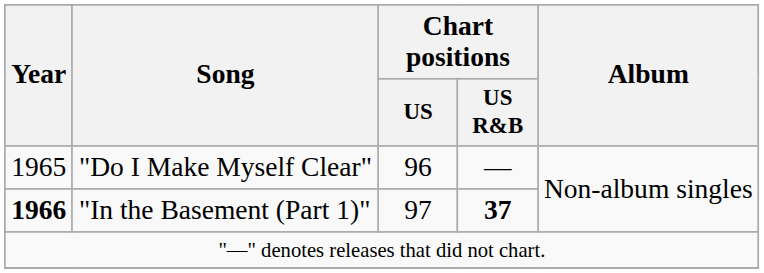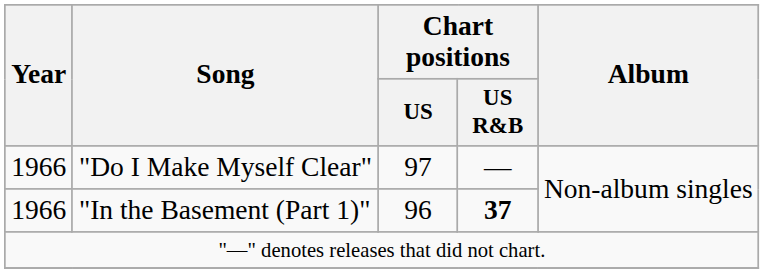(39, 166) 1965 -> (39, 166) 1966
(418, 166) 96 -> (418, 166) 97
(39, 210) bold -> (39, 210) normal
(418, 210) 97 -> (418, 210) 96
